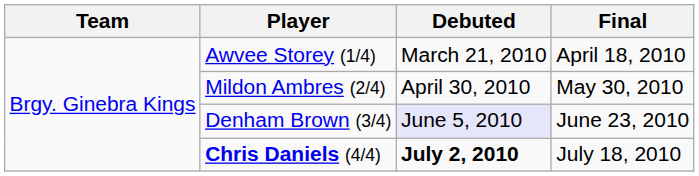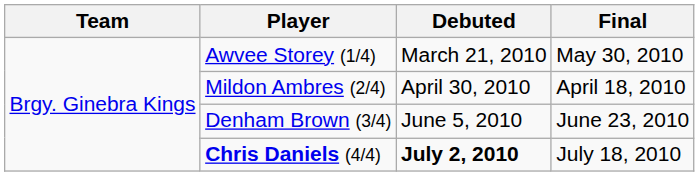(621, 54) April 18, 2010 -> (620, 54) May 30, 2010
(620, 87) May 30, 2010 -> (621, 87) April 18, 2010
(462, 120) lavender background -> (462, 120) no background
